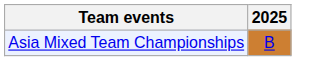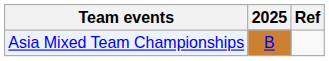+ column: (308, 18)
